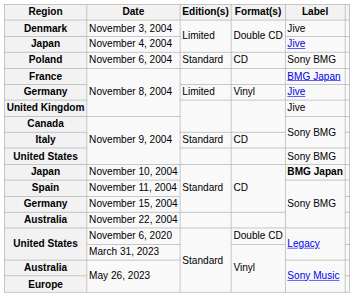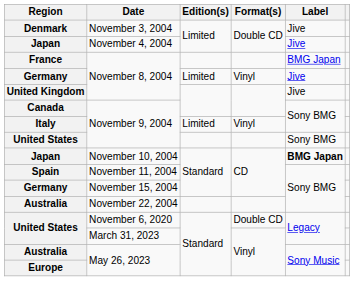- row: (46, 60)
(203, 140) Standard -> (199, 124) Limited
(241, 140) CD -> (244, 124) Vinyl
